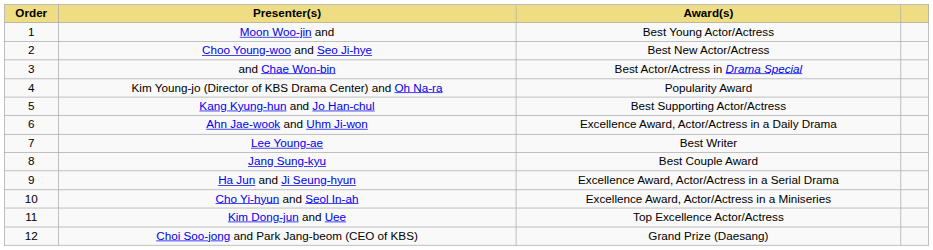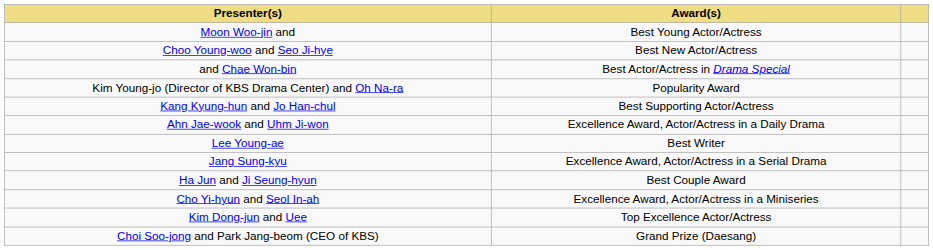- column: (31, 13)
(708, 161) Best Couple Award -> (696, 161) Excellence Award, Actor/Actress in a Serial Drama
(708, 180) Excellence Award, Actor/Actress in a Serial Drama -> (696, 180) Best Couple Award
